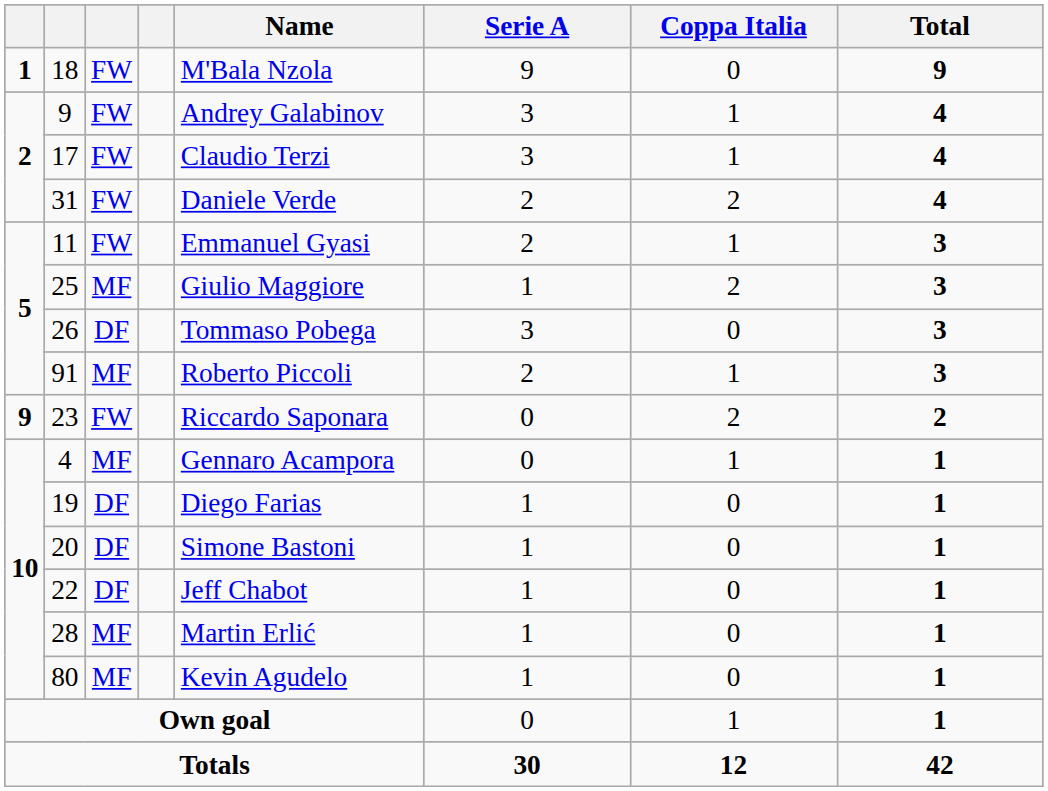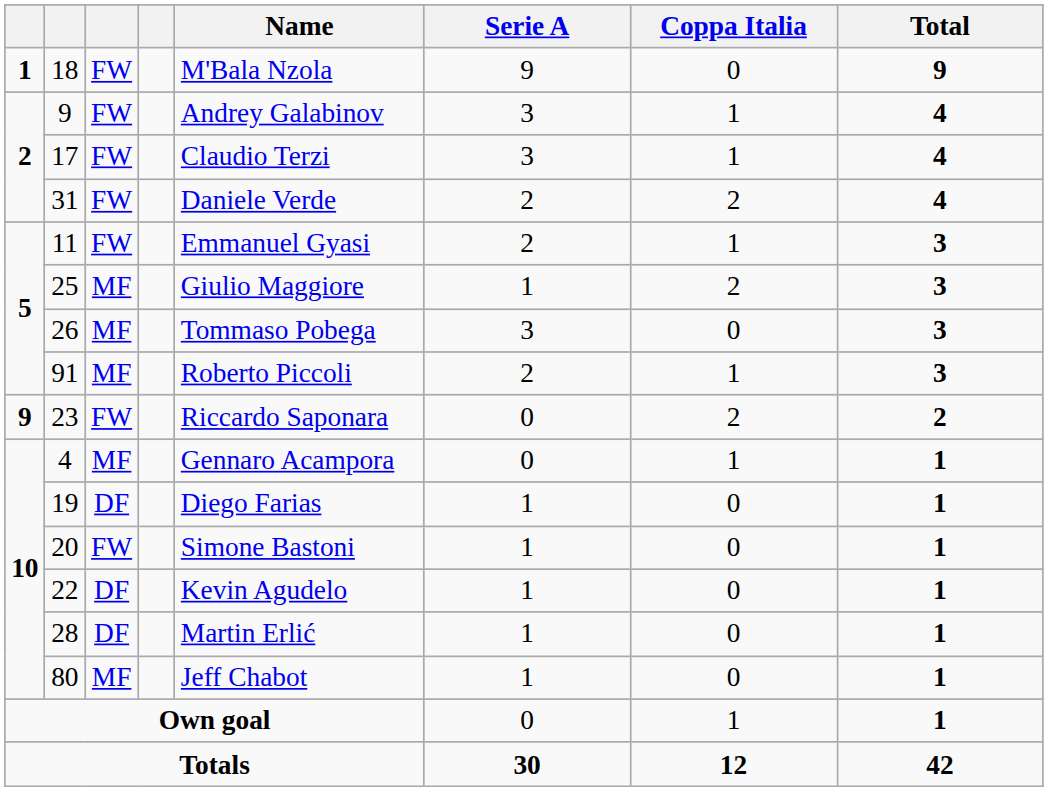(112, 329) DF -> (112, 329) MF
(112, 546) DF -> (112, 546) FW
(244, 590) Jeff Chabot -> (264, 590) Kevin Agudelo
(112, 633) MF -> (112, 633) DF
(264, 677) Kevin Agudelo -> (244, 677) Jeff Chabot
